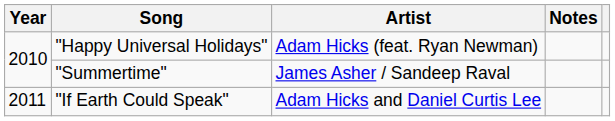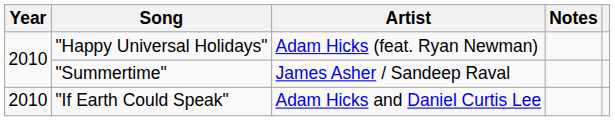(27, 101) 2011 -> (28, 101) 2010
